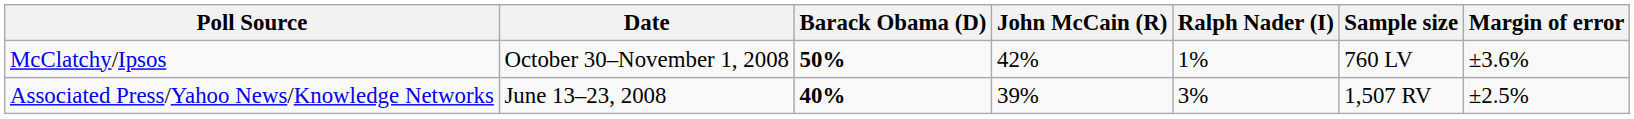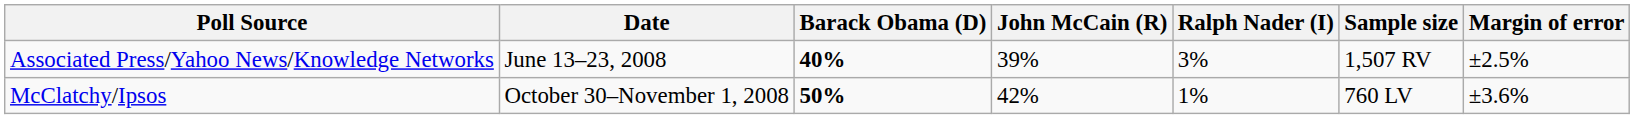rows swapped: (88, 58) <-> (252, 95)
